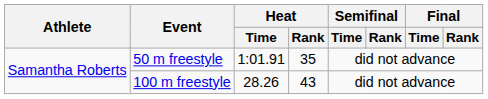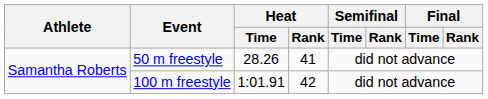(261, 60) 1:01.91 -> (261, 60) 28.26
(308, 60) 35 -> (308, 60) 41
(261, 82) 28.26 -> (261, 82) 1:01.91
(308, 82) 43 -> (308, 82) 42
